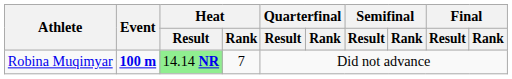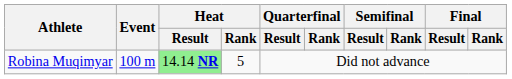(138, 62) bold -> (137, 62) normal
(241, 62) 7 -> (241, 62) 5
